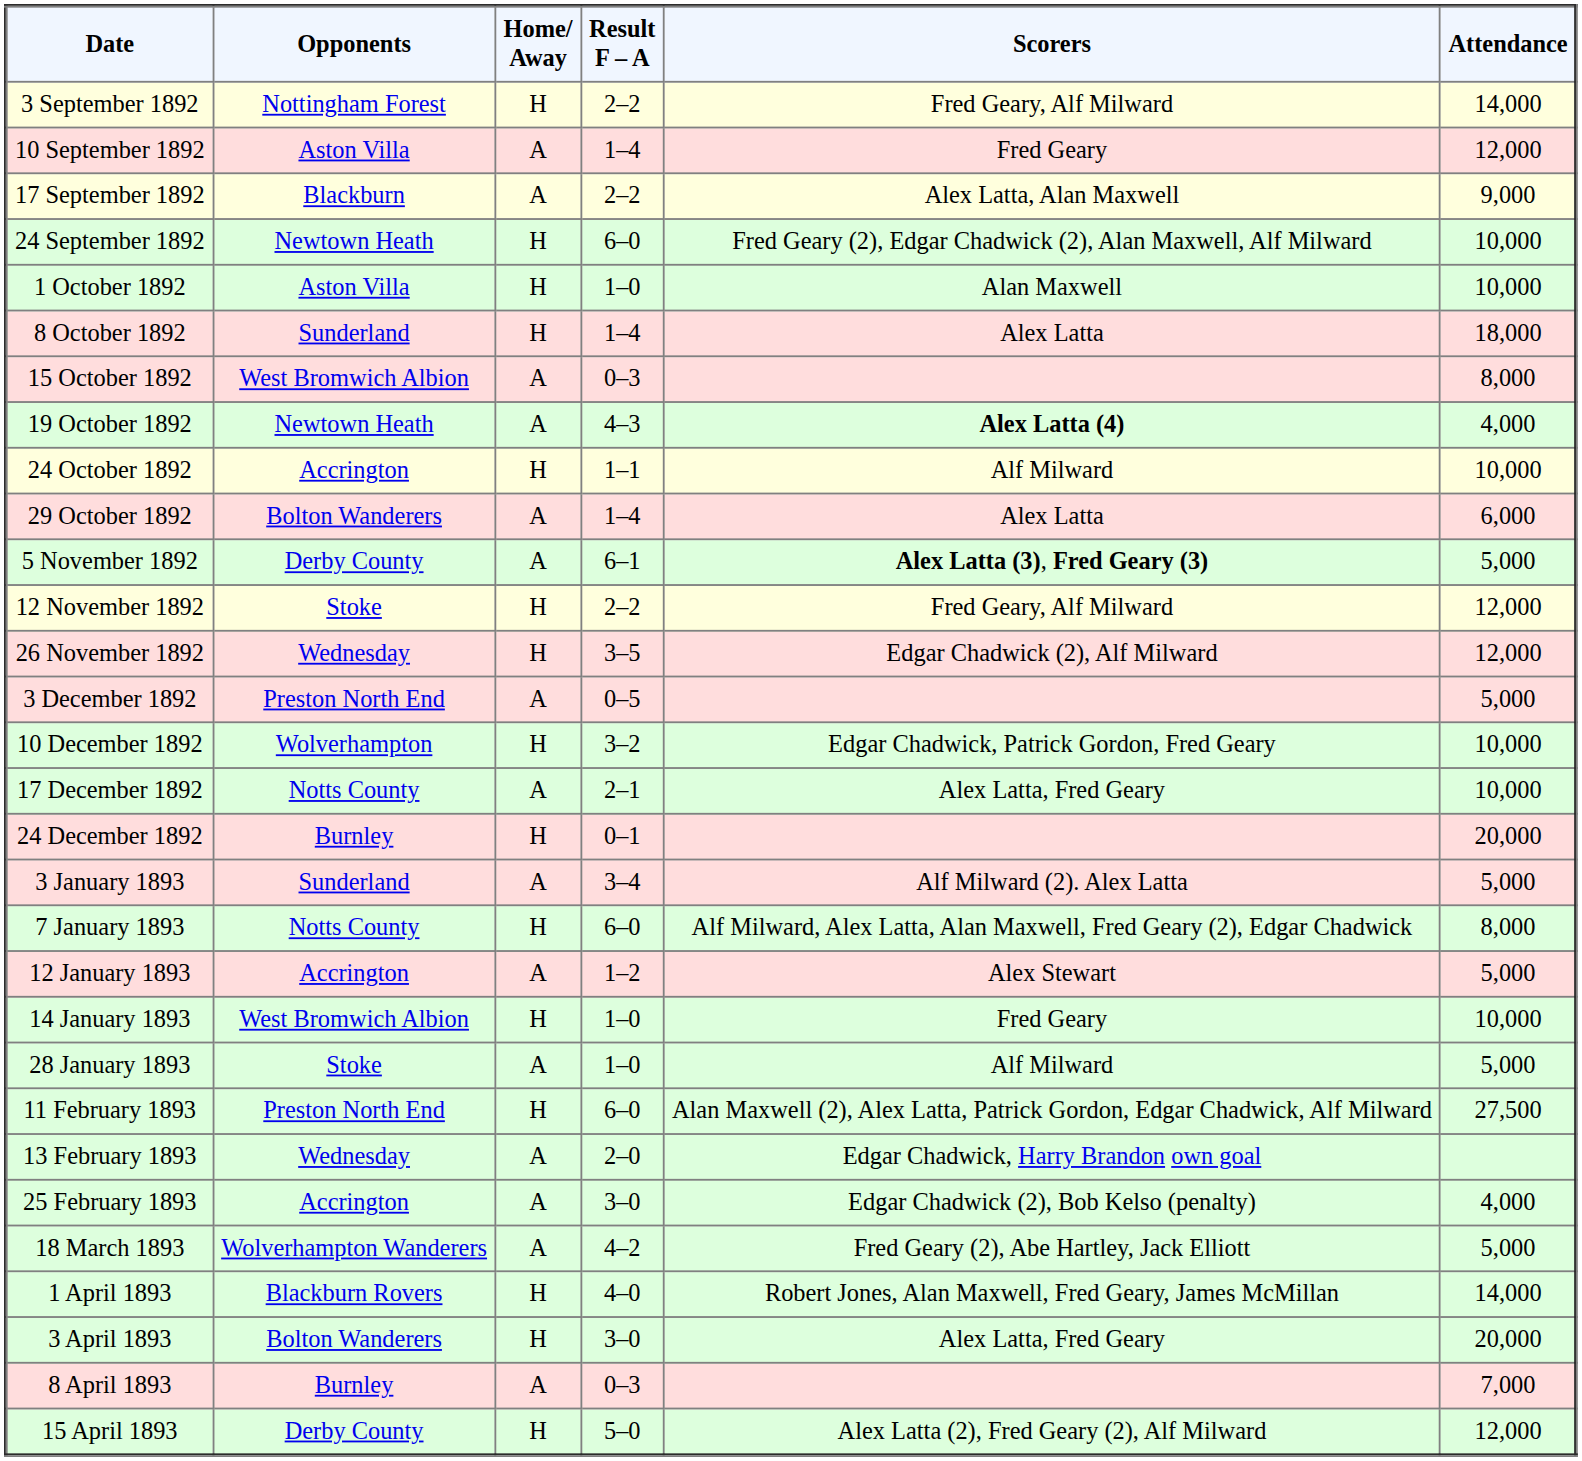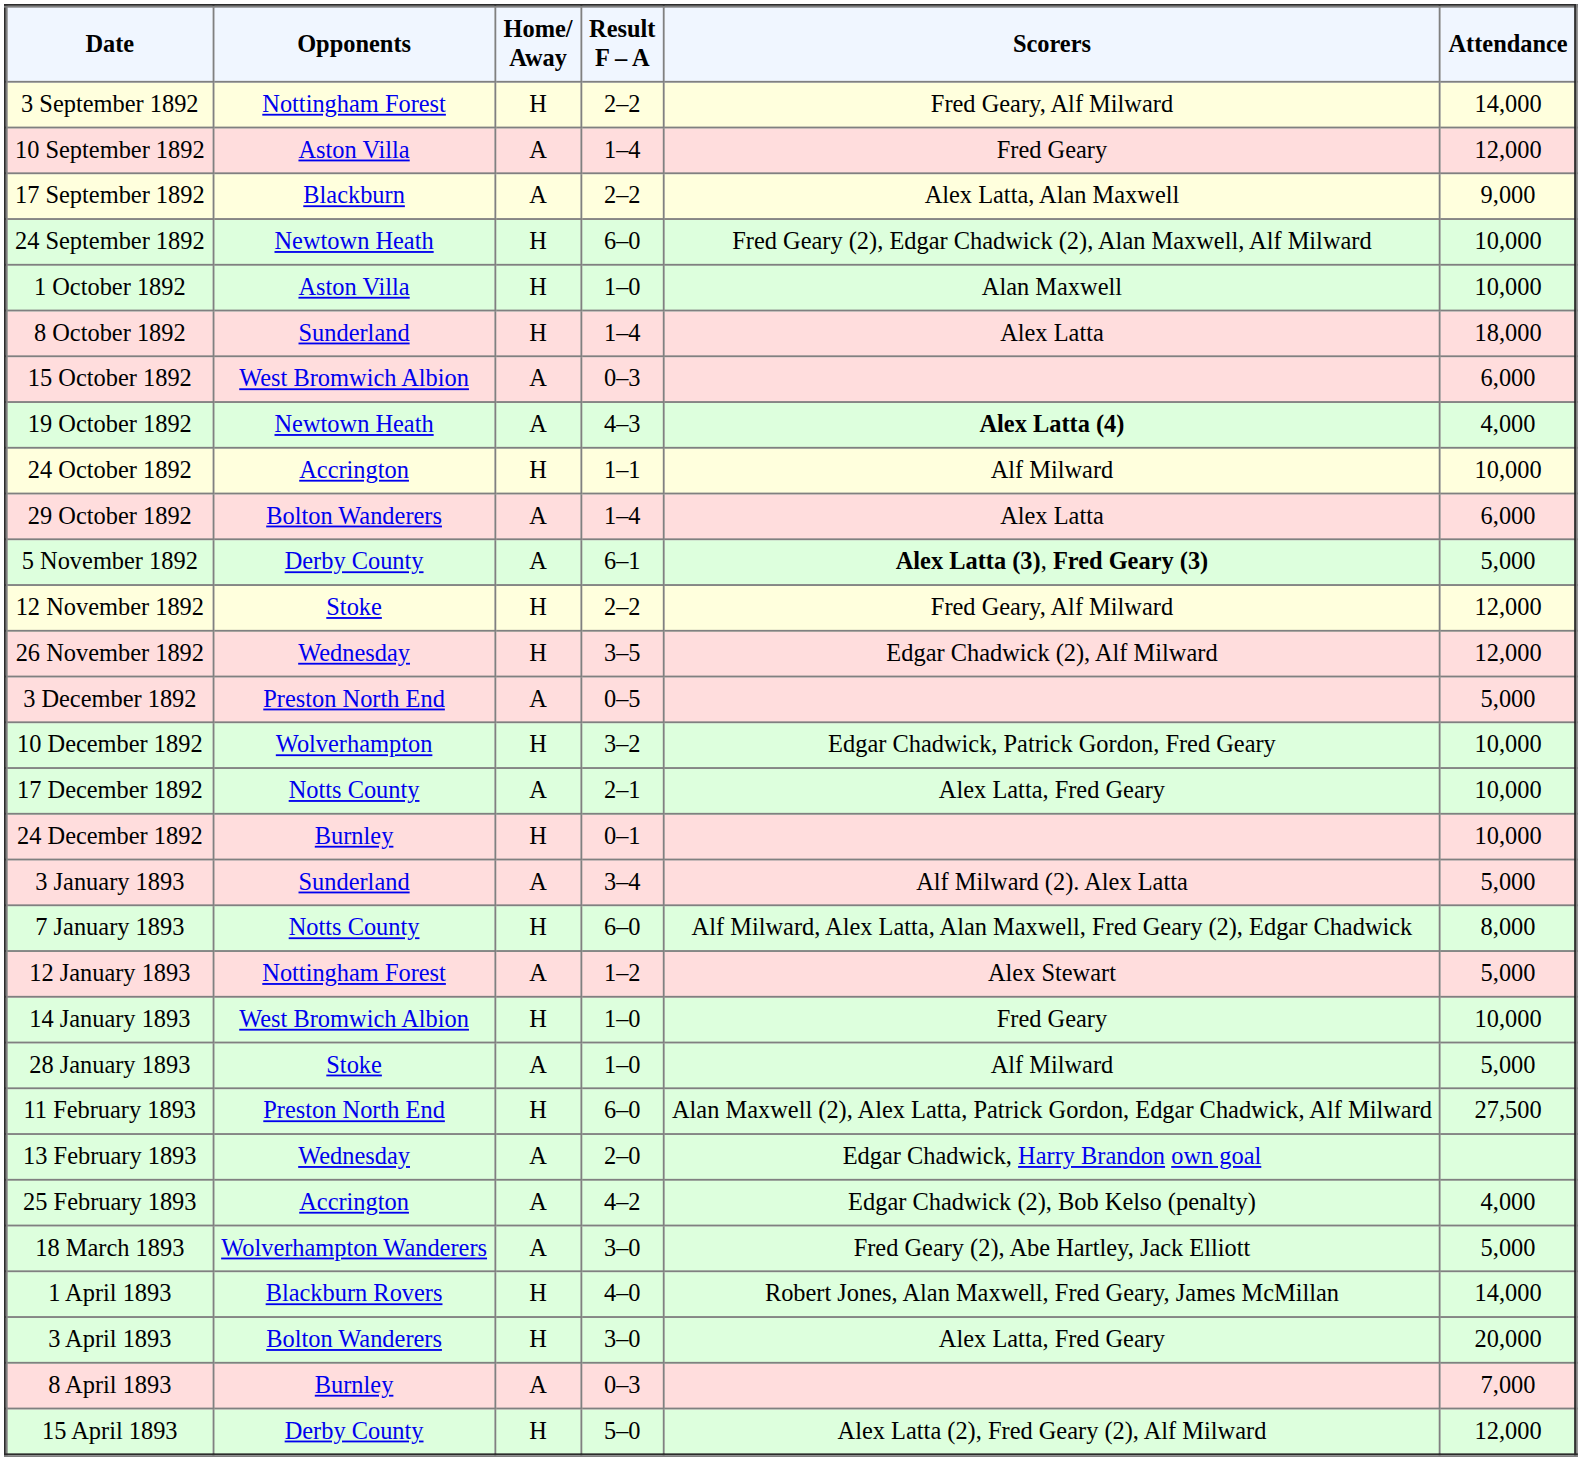(1508, 378) 8,000 -> (1508, 378) 6,000
(1508, 836) 20,000 -> (1508, 836) 10,000
(354, 973) Accrington -> (354, 973) Nottingham Forest
(622, 1202) 3–0 -> (622, 1202) 4–2
(622, 1247) 4–2 -> (622, 1247) 3–0
